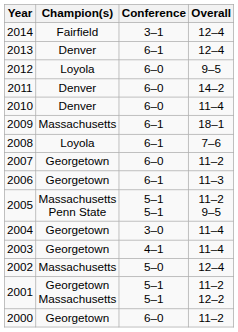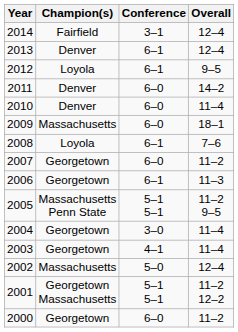(154, 69) 6–0 -> (154, 69) 6–1
(154, 124) 6–1 -> (154, 124) 6–0
